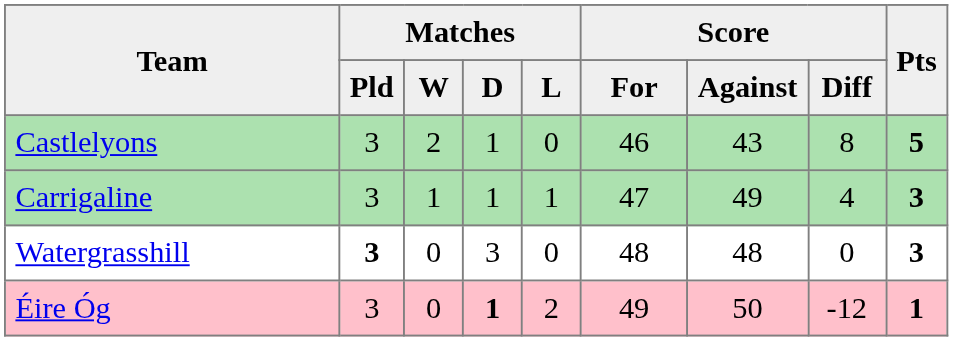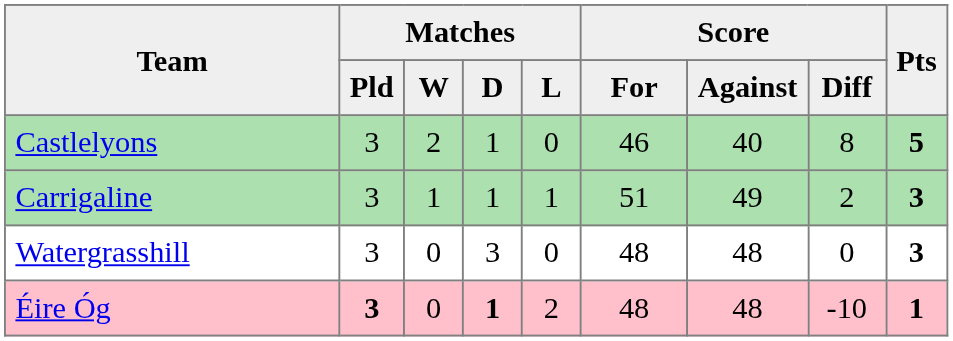(748, 142) 43 -> (748, 142) 40
(634, 197) 47 -> (634, 197) 51
(847, 197) 4 -> (847, 197) 2
(372, 252) bold -> (372, 252) normal
(372, 307) normal -> (372, 307) bold
(634, 307) 49 -> (634, 307) 48
(748, 307) 50 -> (748, 307) 48
(847, 307) -12 -> (847, 307) -10
